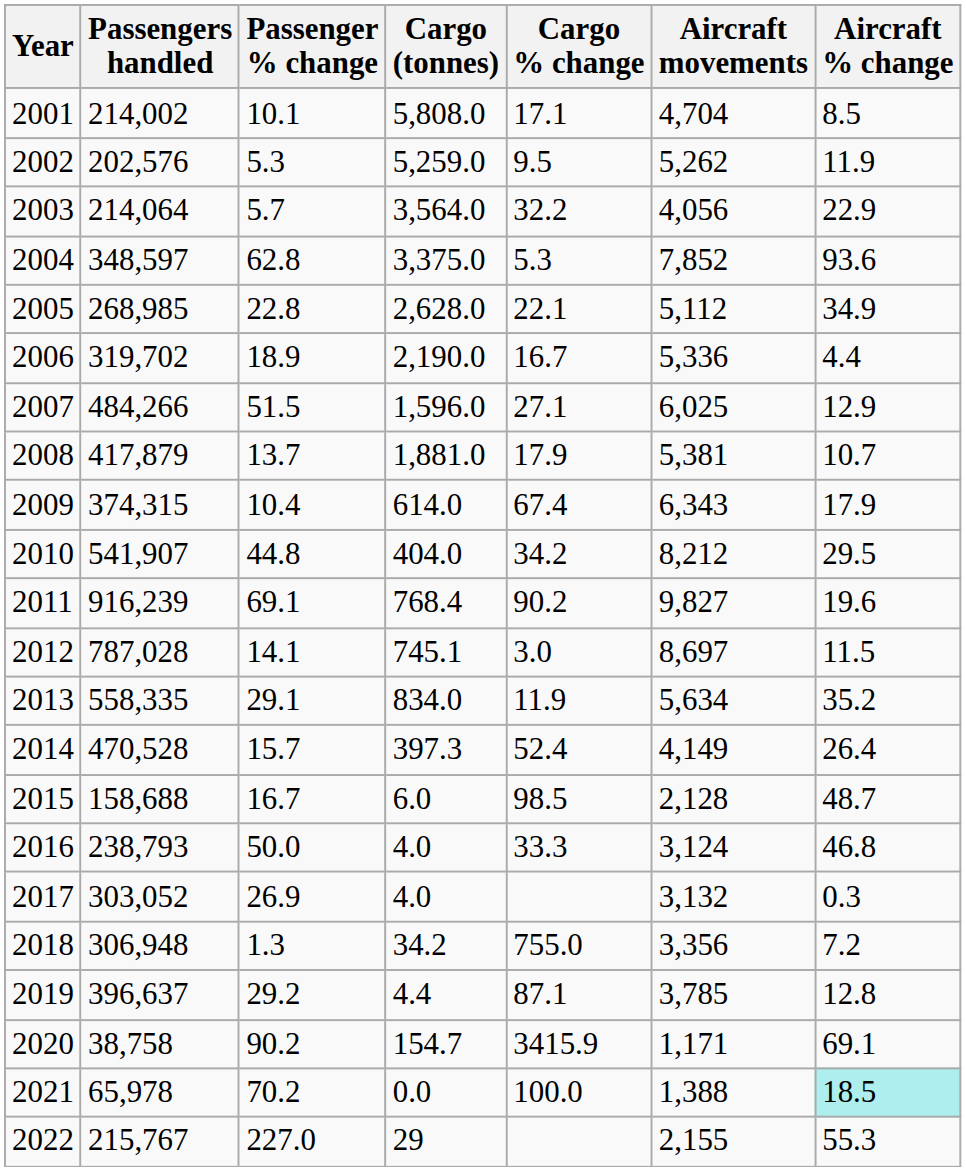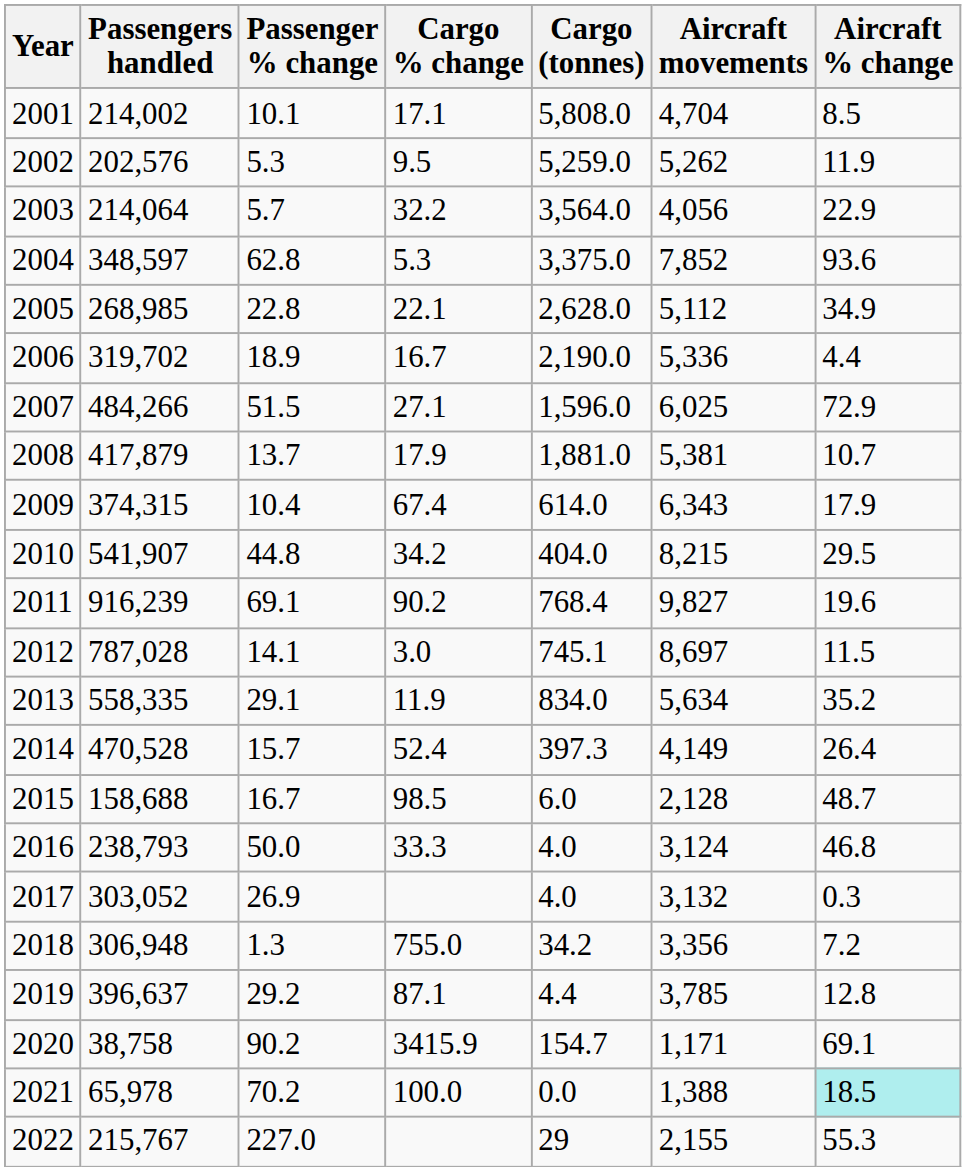columns swapped: (446, 46) <-> (579, 46)
(849, 406) 12.9 -> (849, 406) 72.9
(694, 553) 8,212 -> (694, 553) 8,215
